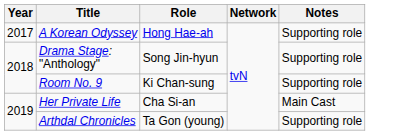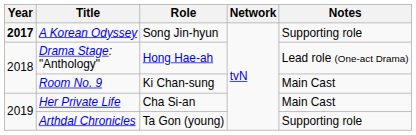(20, 32) normal -> (20, 32) bold
(178, 32) Hong Hae-ah -> (180, 32) Song Jin-hyun
(180, 58) Song Jin-hyun -> (178, 58) Hong Hae-ah
(322, 58) Supporting role -> (345, 58) Lead role (One-act Drama)
(322, 83) Supporting role -> (309, 83) Main Cast
